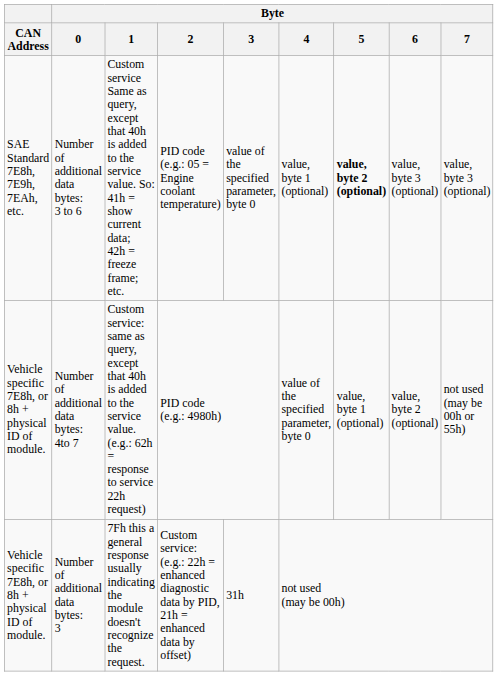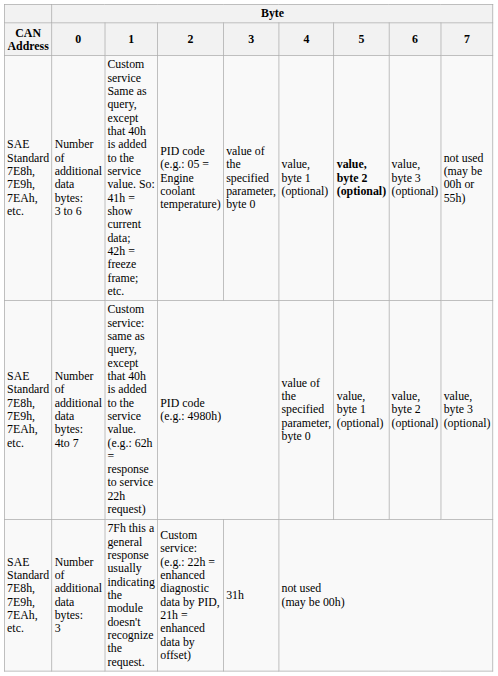(467, 177) value, byte 3 (optional) -> (464, 177) not used (may be 00h or 55h)
(27, 409) Vehicle specific 7E8h, or 8h + physical ID of module. -> (28, 409) SAE Standard 7E8h, 7E9h, 7EAh, etc.
(464, 409) not used (may be 00h or 55h) -> (467, 409) value, byte 3 (optional)
(27, 595) Vehicle specific 7E8h, or 8h + physical ID of module. -> (28, 595) SAE Standard 7E8h, 7E9h, 7EAh, etc.
